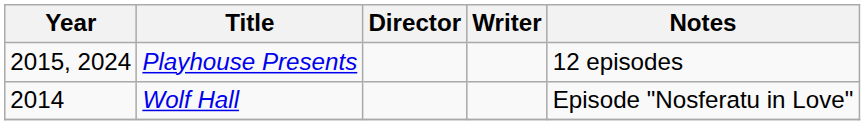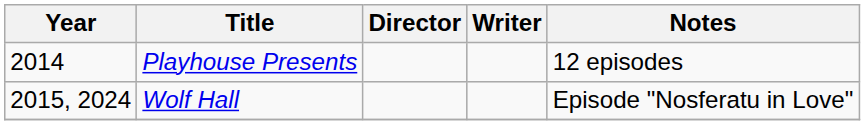(71, 61) 2015, 2024 -> (37, 61) 2014
(37, 100) 2014 -> (71, 100) 2015, 2024
